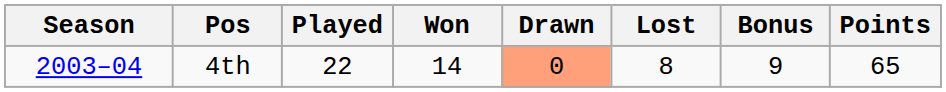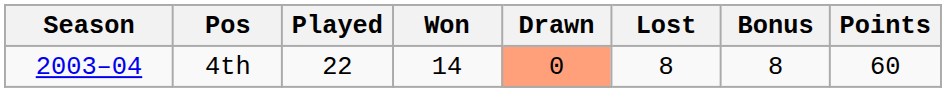(776, 67) 9 -> (776, 67) 8
(885, 67) 65 -> (885, 67) 60
